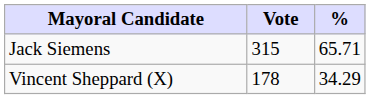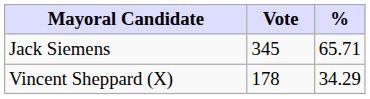(266, 49) 315 -> (266, 49) 345
